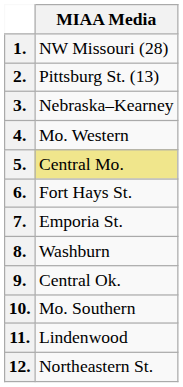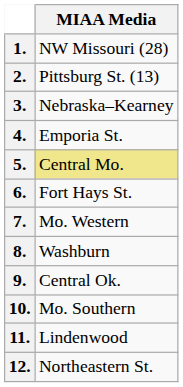(84, 135) Mo. Western -> (81, 135) Emporia St.
(81, 222) Emporia St. -> (84, 222) Mo. Western
